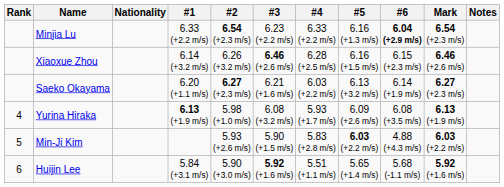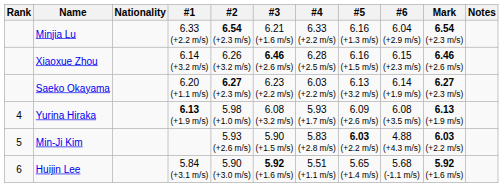(274, 34) 6.23 (+2.2 m/s) -> (274, 34) 6.21 (+1.6 m/s)
(402, 34) bold -> (402, 34) normal
(274, 88) 6.21 (+1.6 m/s) -> (274, 88) 6.23 (+2.2 m/s)
